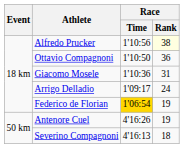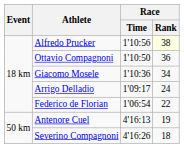(166, 74) 31 -> (166, 74) 34
(137, 105) gold background -> (137, 105) no background
(166, 105) 19 -> (166, 105) 22
(137, 120) 4'16:26 -> (137, 120) 4'16:13
(137, 136) 4'16:13 -> (137, 136) 4'16:26
